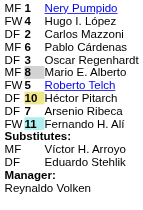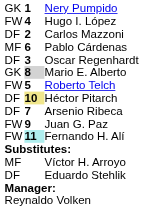(13, 8) MF -> (13, 8) GK
(13, 72) MF -> (13, 72) GK
+ row: (76, 124)
